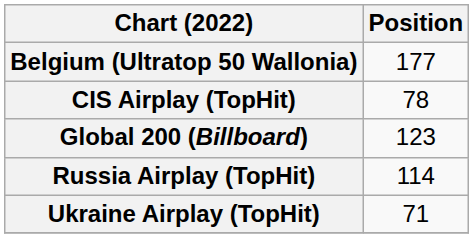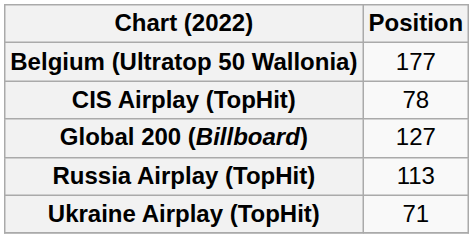(416, 137) 123 -> (416, 137) 127
(416, 175) 114 -> (416, 175) 113
